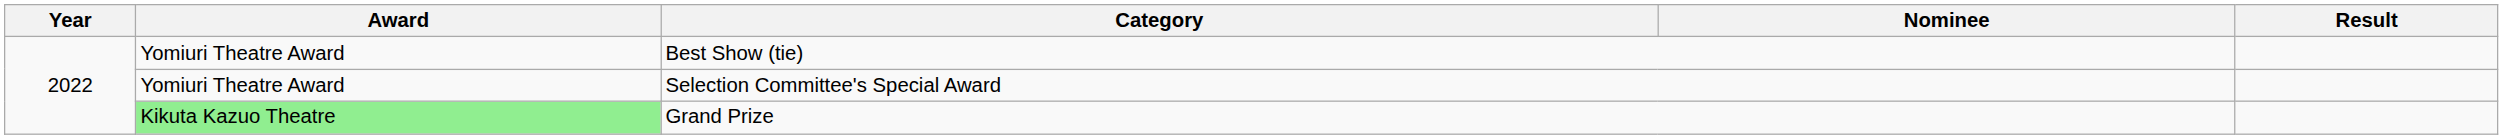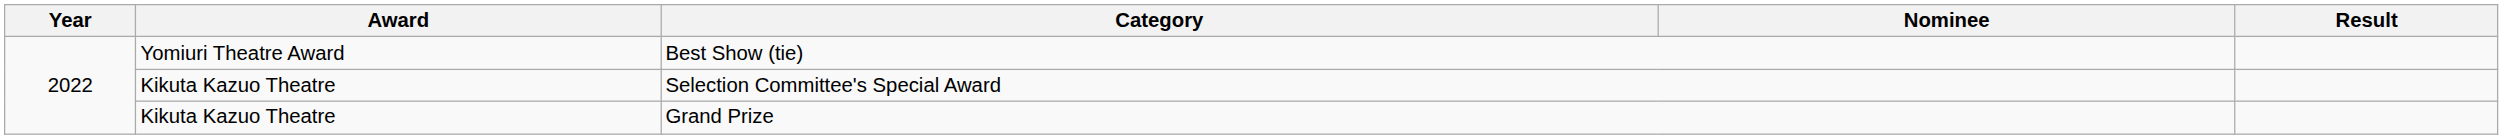(243, 85) Yomiuri Theatre Award -> (238, 85) Kikuta Kazuo Theatre
(238, 117) lightgreen background -> (238, 117) no background
